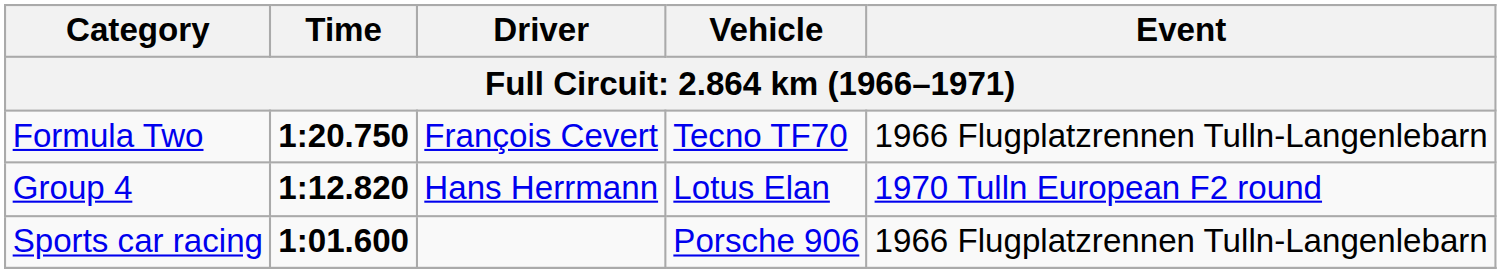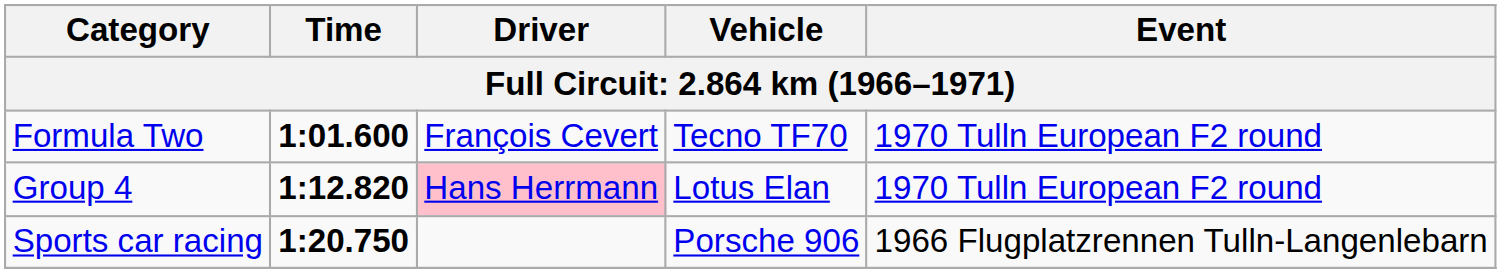(344, 135) 1:20.750 -> (344, 135) 1:01.600
(1181, 135) 1966 Flugplatzrennen Tulln-Langenlebarn -> (1098, 135) 1970 Tulln European F2 round
(541, 188) no background -> (541, 188) pink background
(344, 240) 1:01.600 -> (344, 240) 1:20.750
